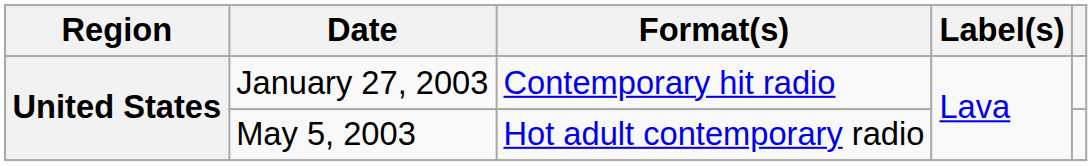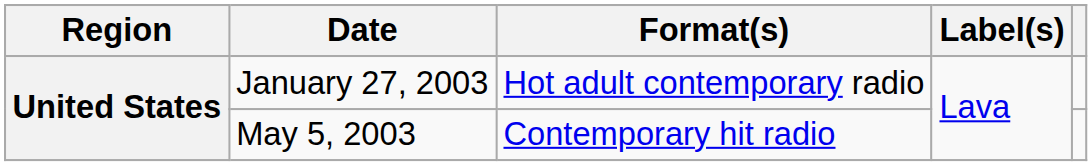(669, 82) Contemporary hit radio -> (714, 82) Hot adult contemporary radio
(714, 133) Hot adult contemporary radio -> (669, 133) Contemporary hit radio
